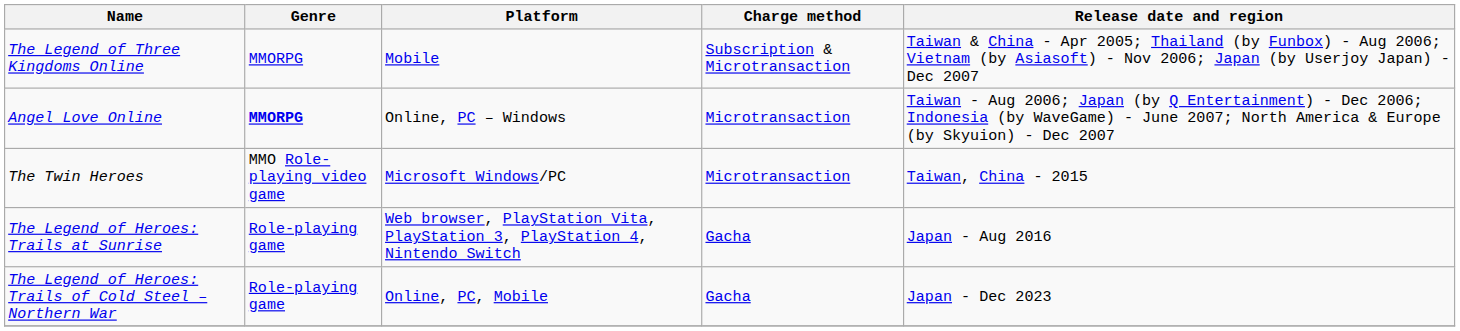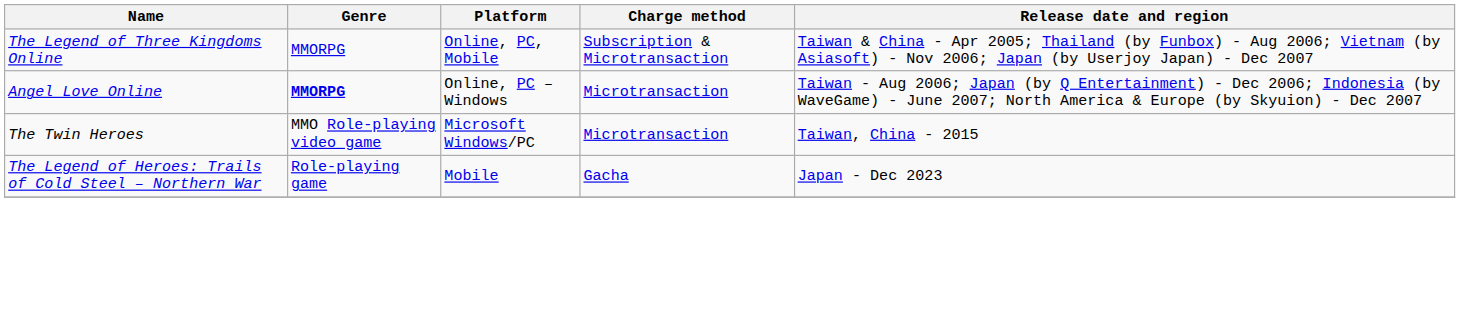(412, 59) Mobile -> (494, 50) Online, PC, Mobile
- row: (103, 237)
(467, 296) Online, PC, Mobile -> (471, 176) Mobile
